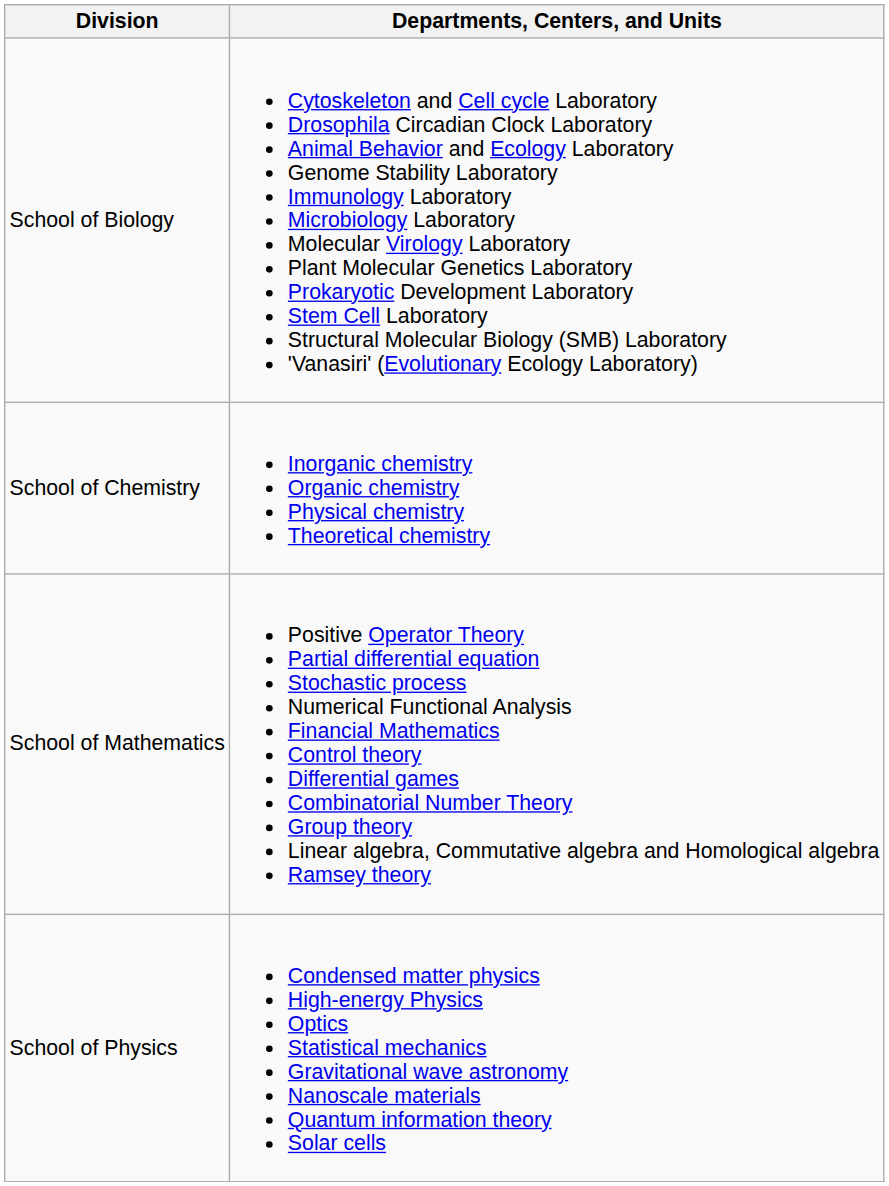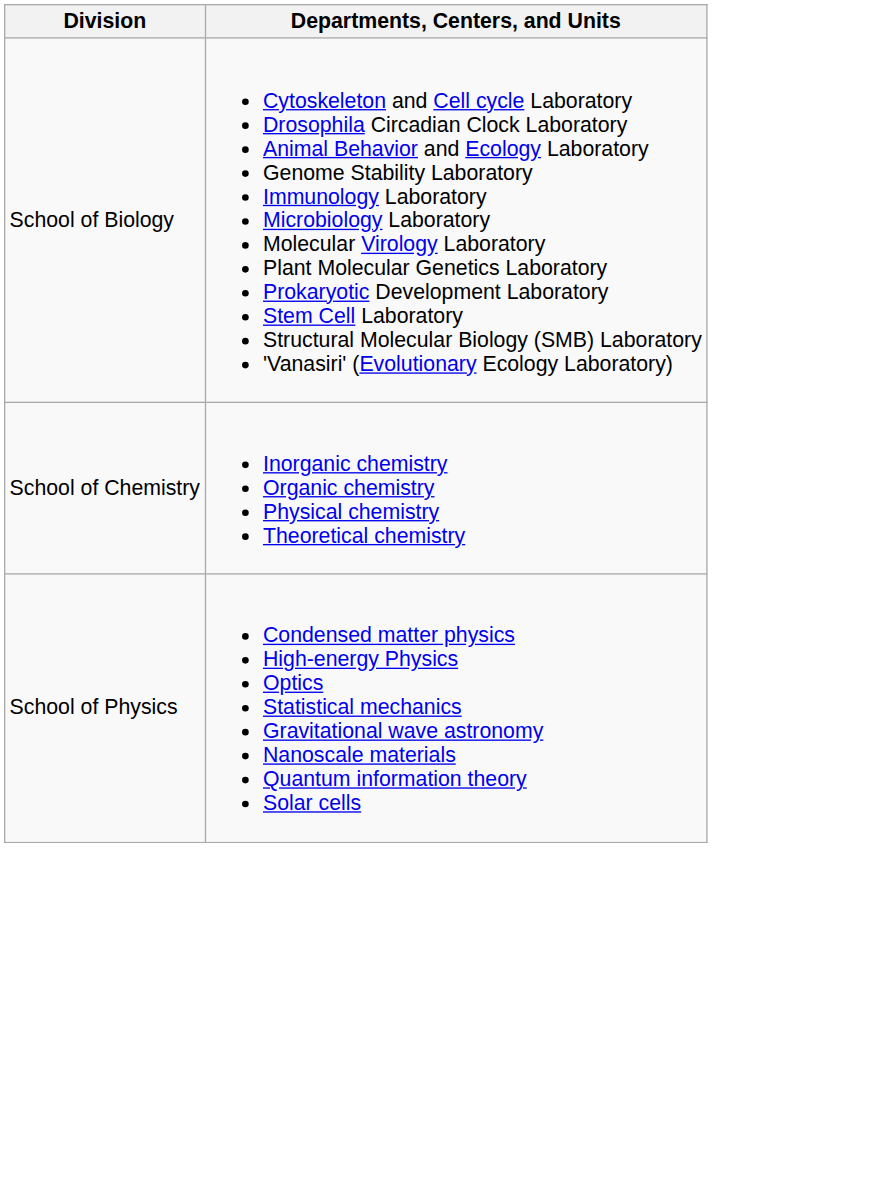- row: (117, 743)
